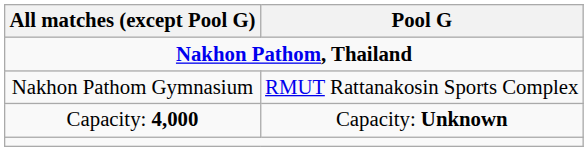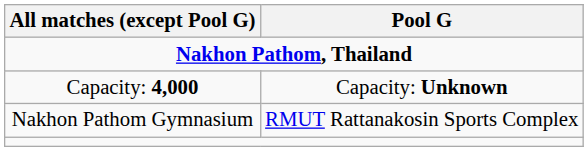rows swapped: (132, 86) <-> (132, 119)
